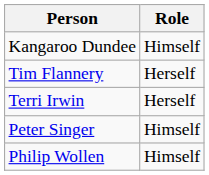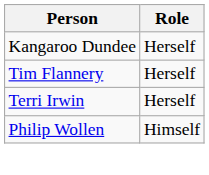(172, 45) Himself -> (170, 45) Herself
- row: (51, 128)
